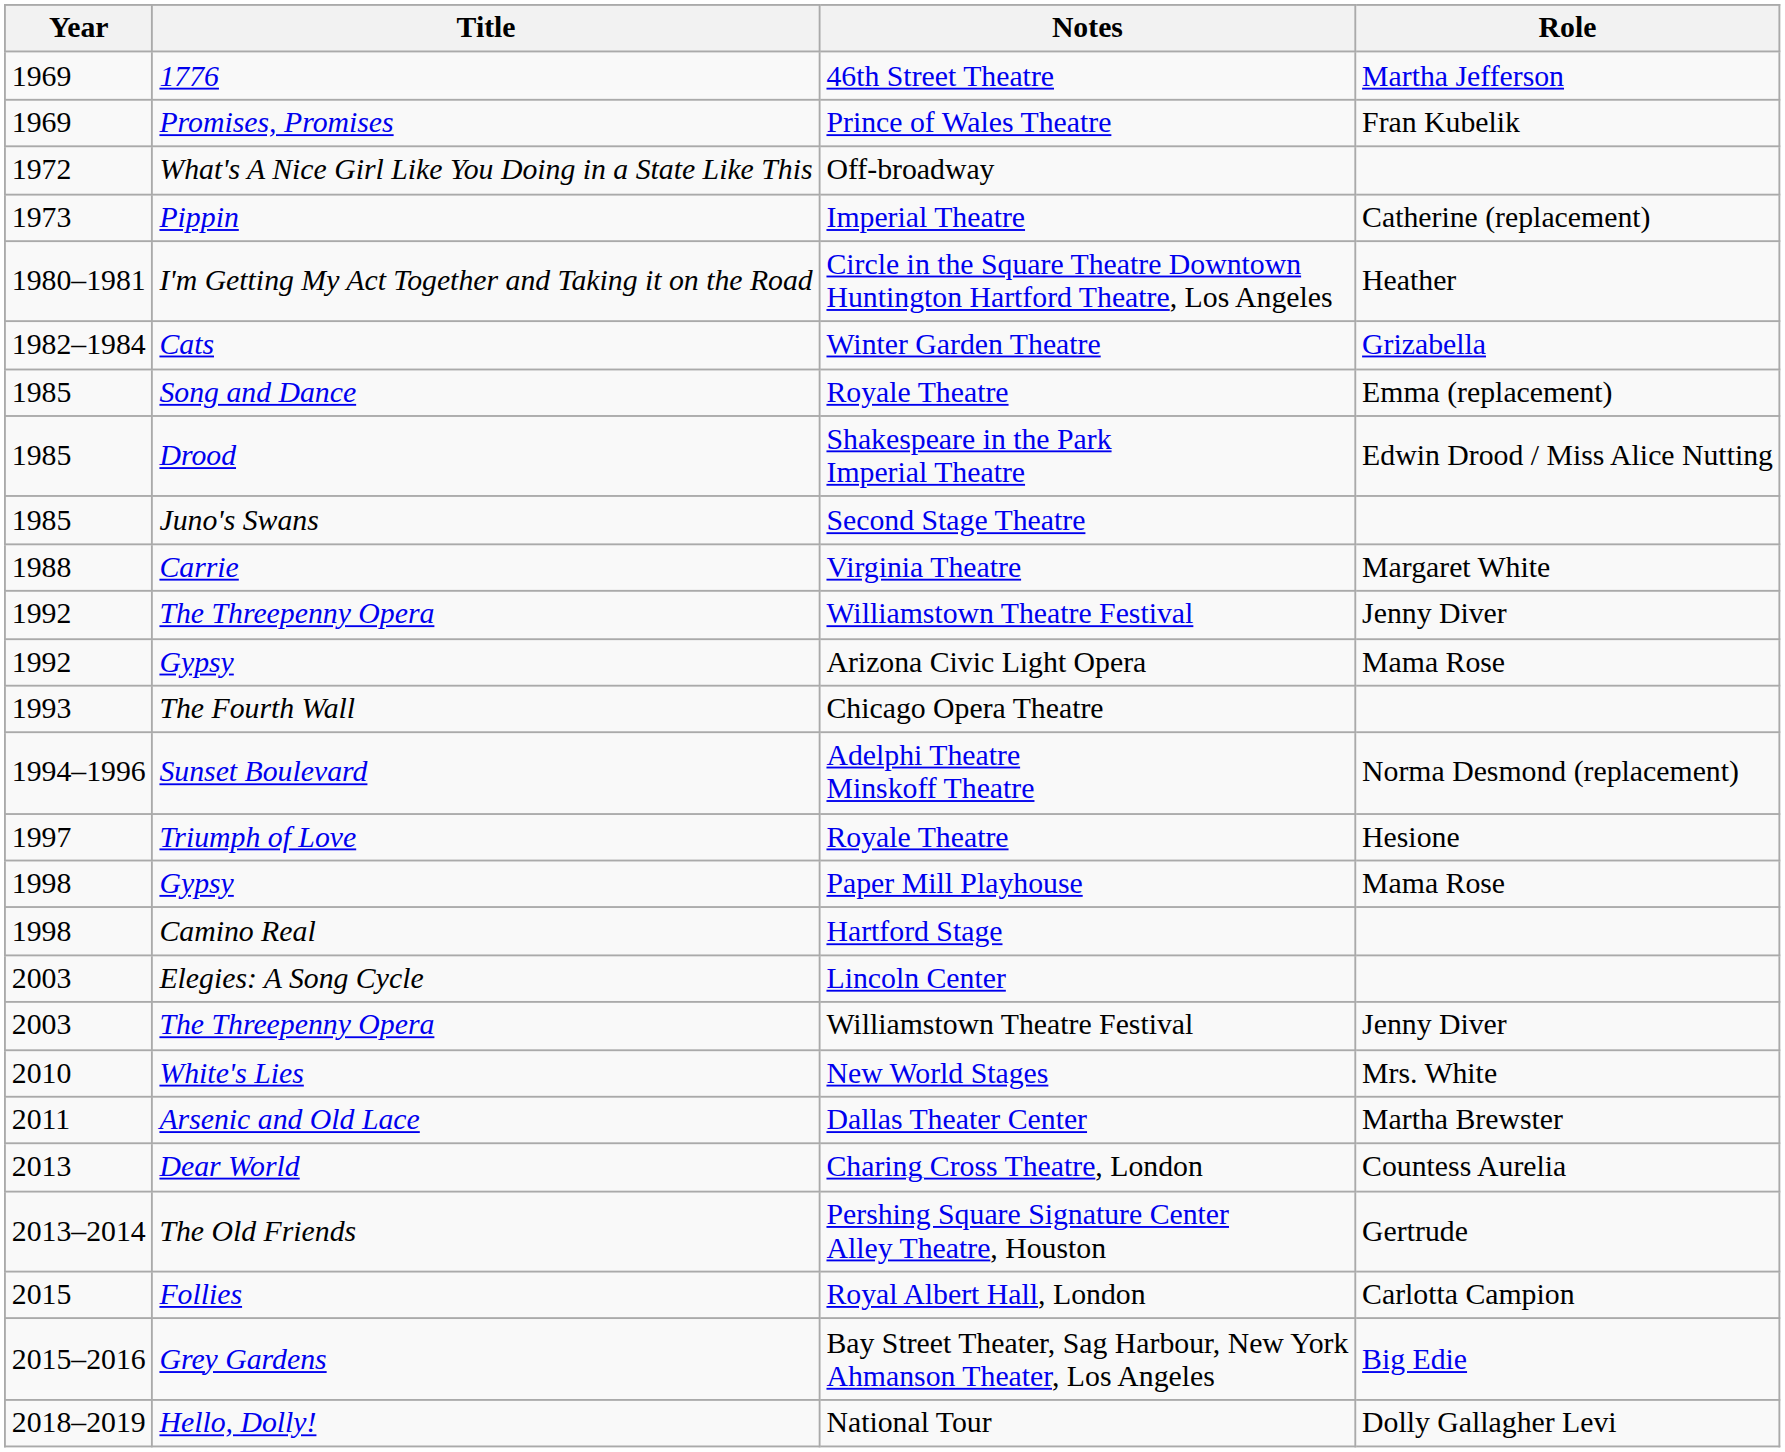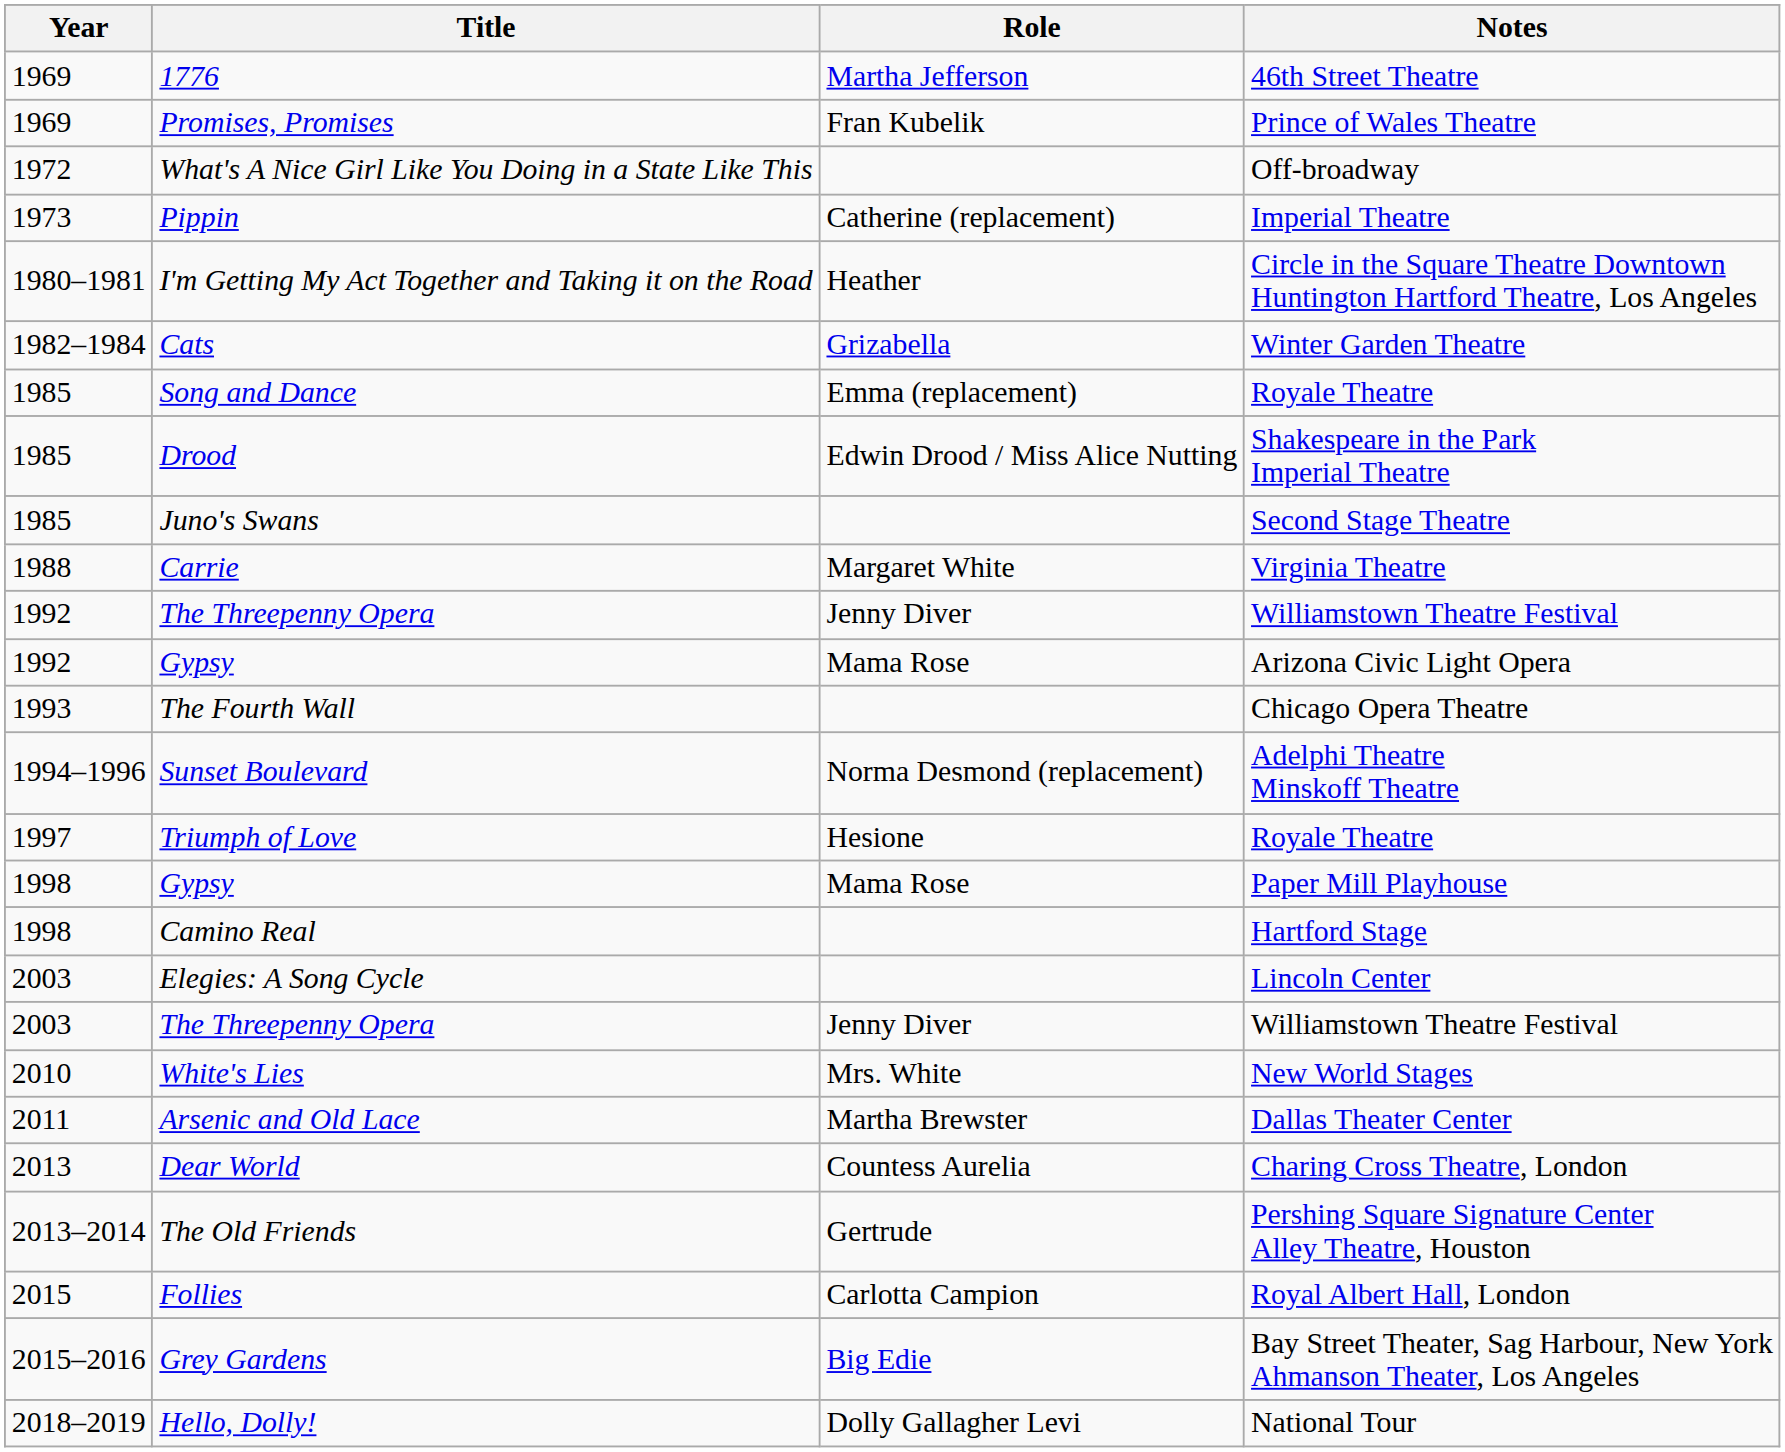columns swapped: (1568, 28) <-> (1087, 28)
